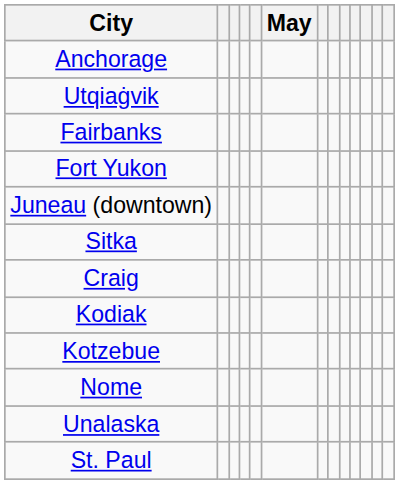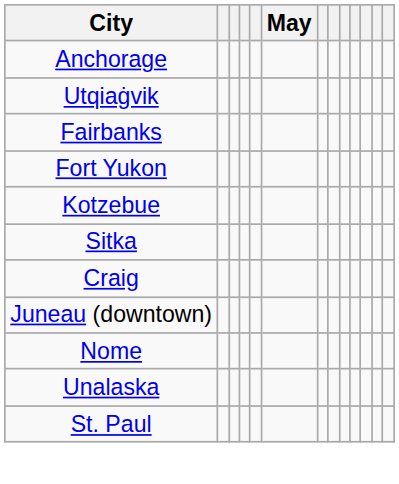rows swapped: (111, 205) <-> (111, 351)
- row: (111, 314)
